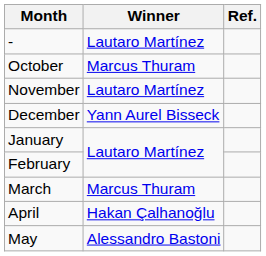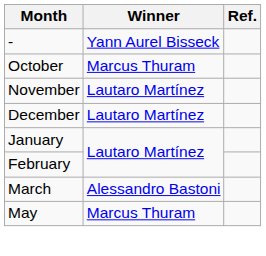(145, 41) Lautaro Martínez -> (153, 41) Yann Aurel Bisseck
(153, 115) Yann Aurel Bisseck -> (145, 115) Lautaro Martínez
(141, 189) Marcus Thuram -> (154, 189) Alessandro Bastoni
- row: (24, 213)
(154, 238) Alessandro Bastoni -> (141, 213) Marcus Thuram
